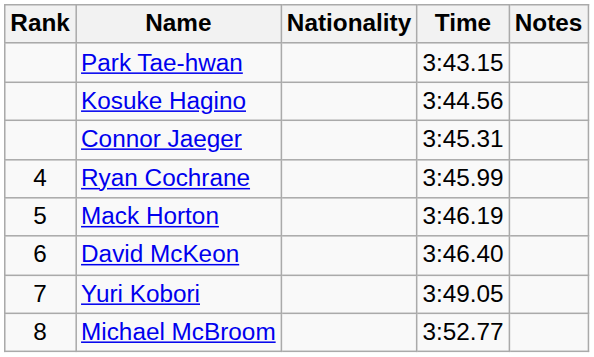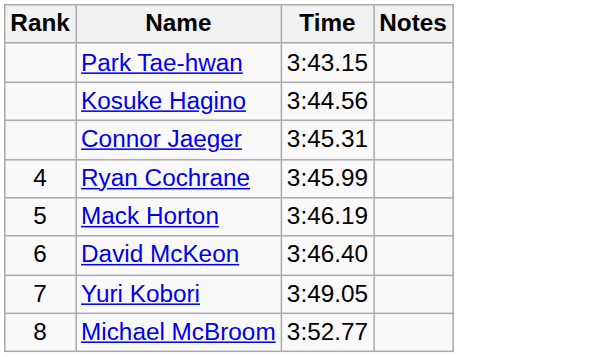- column: (349, 23)
